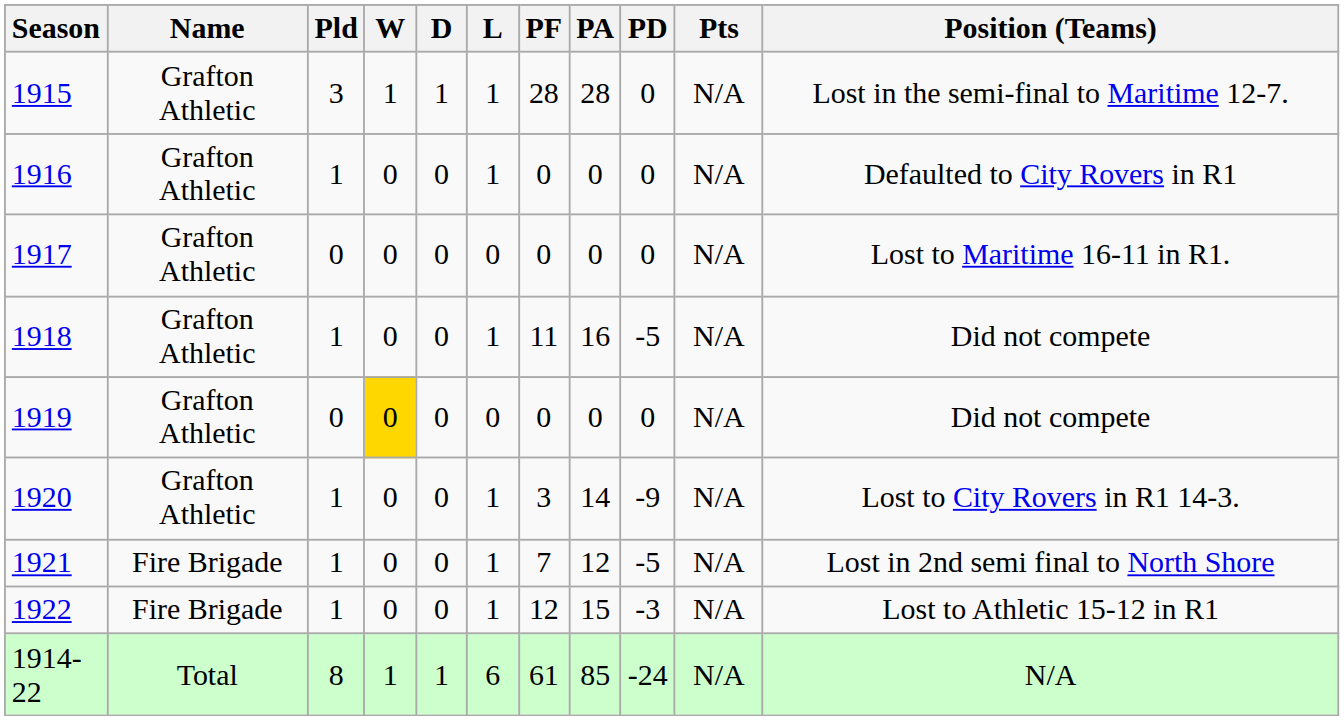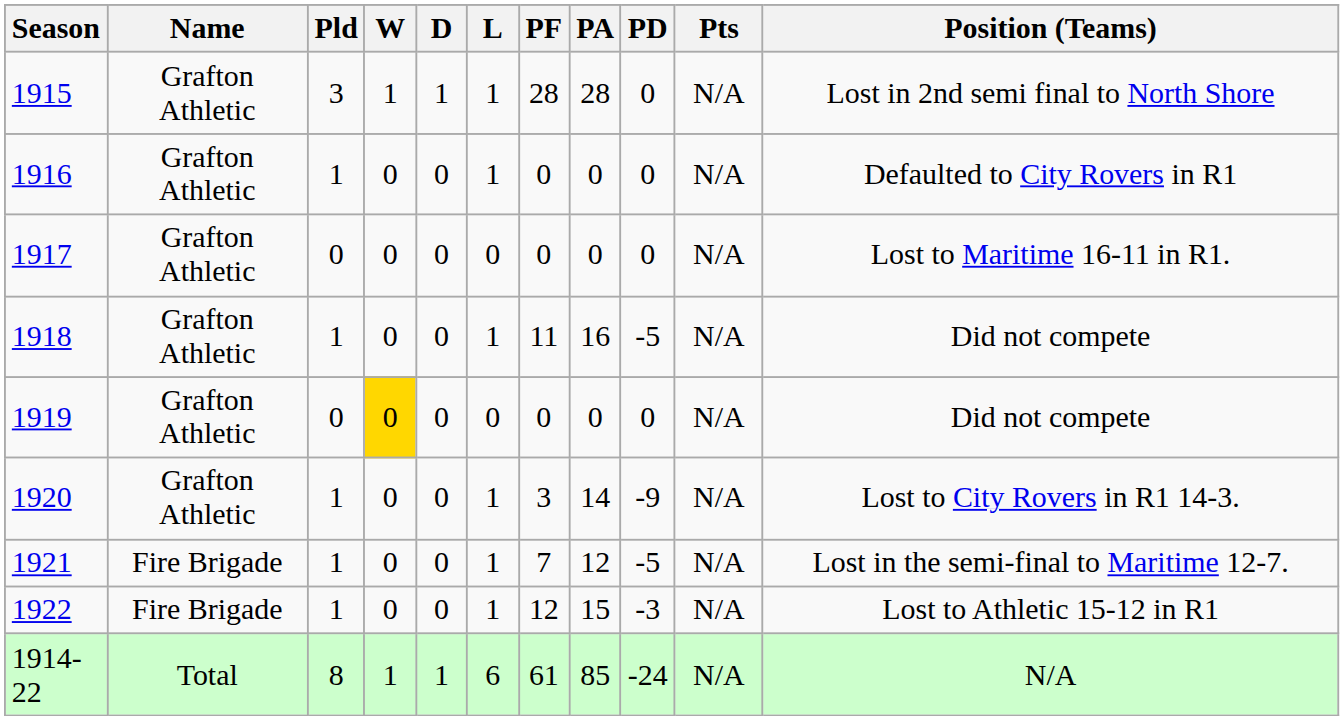(1051, 92) Lost in the semi-final to Maritime 12-7. -> (1051, 92) Lost in 2nd semi final to North Shore
(1051, 562) Lost in 2nd semi final to North Shore -> (1051, 562) Lost in the semi-final to Maritime 12-7.
